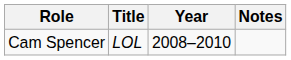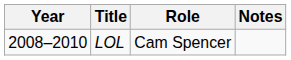columns swapped: (192, 17) <-> (57, 17)
